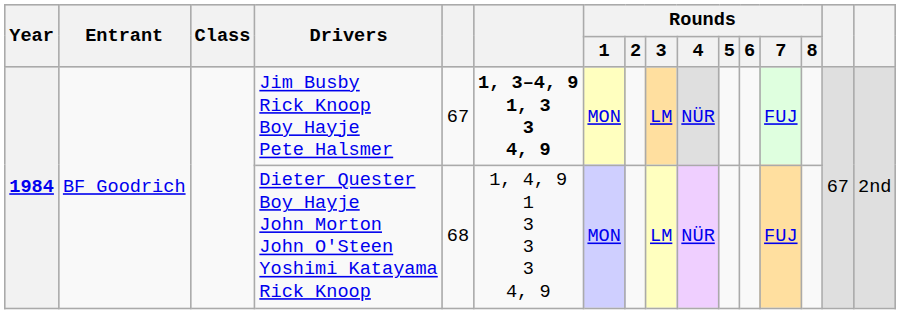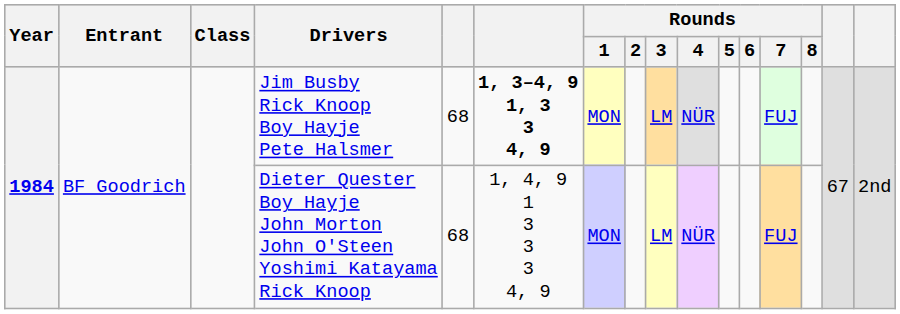(458, 116) 67 -> (458, 116) 68
